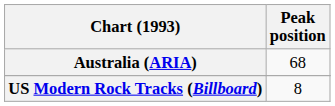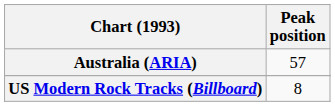(298, 62) 68 -> (298, 62) 57
